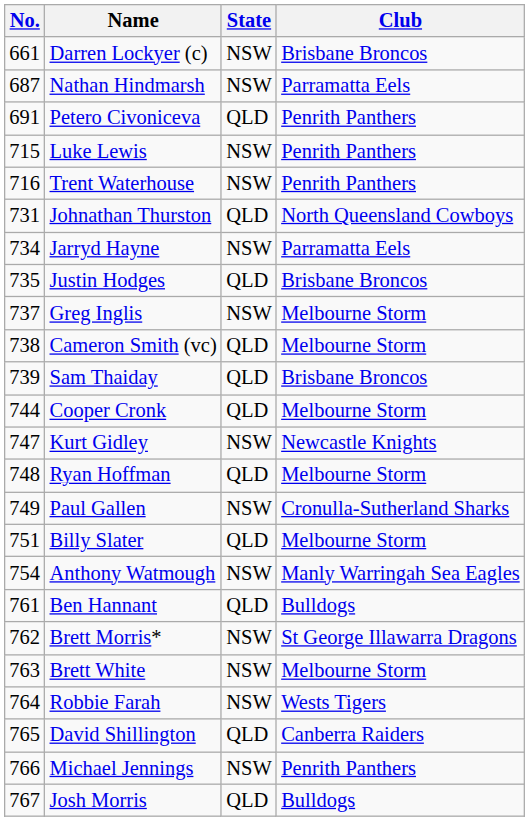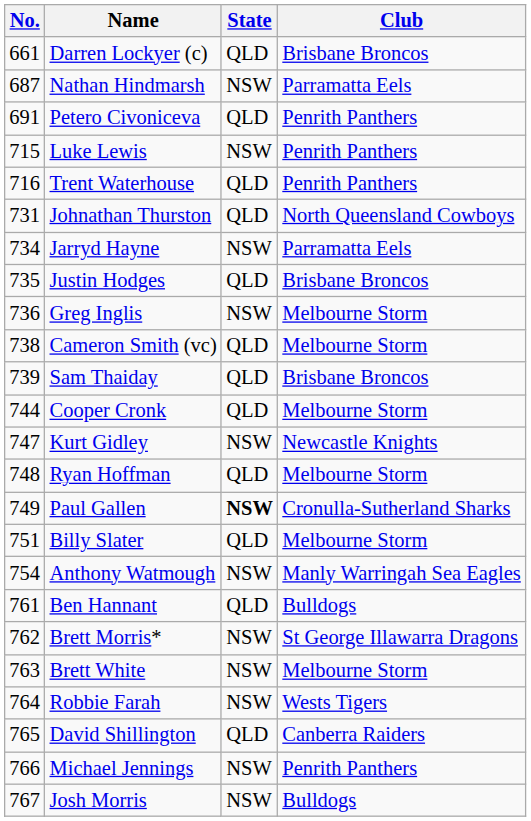(249, 53) NSW -> (247, 53) QLD
(249, 183) NSW -> (247, 183) QLD
(25, 313) 737 -> (25, 313) 736
(249, 507) normal -> (250, 507) bold
(247, 800) QLD -> (249, 800) NSW
